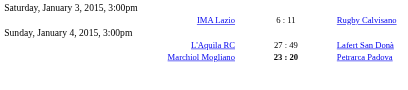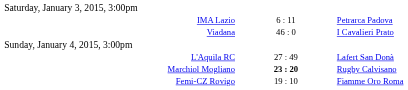(367, 20) Rugby Calvisano -> (365, 20) Petrarca Padova
+ row: (221, 32)
(365, 57) Petrarca Padova -> (367, 69) Rugby Calvisano
+ row: (205, 81)
